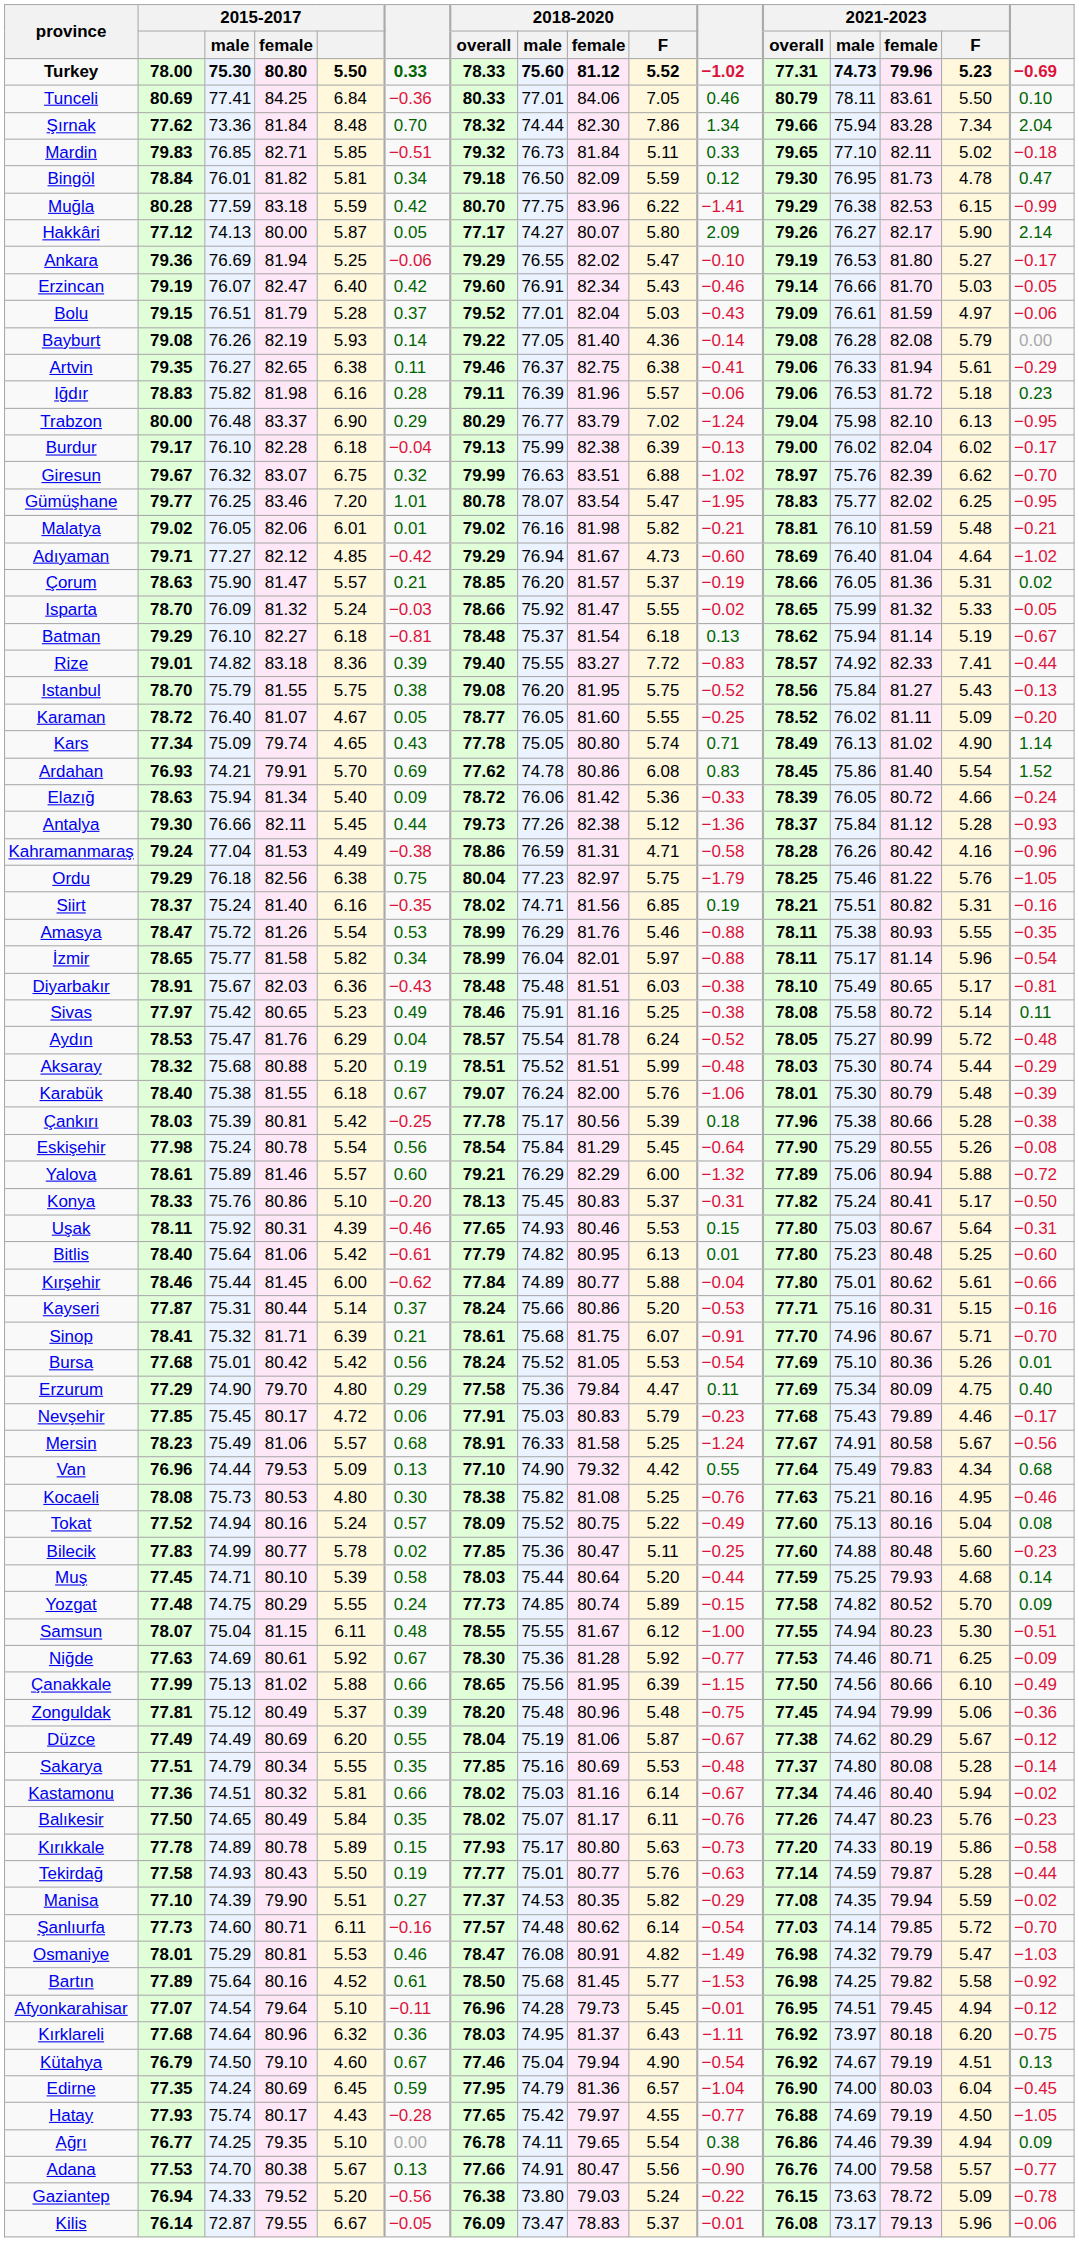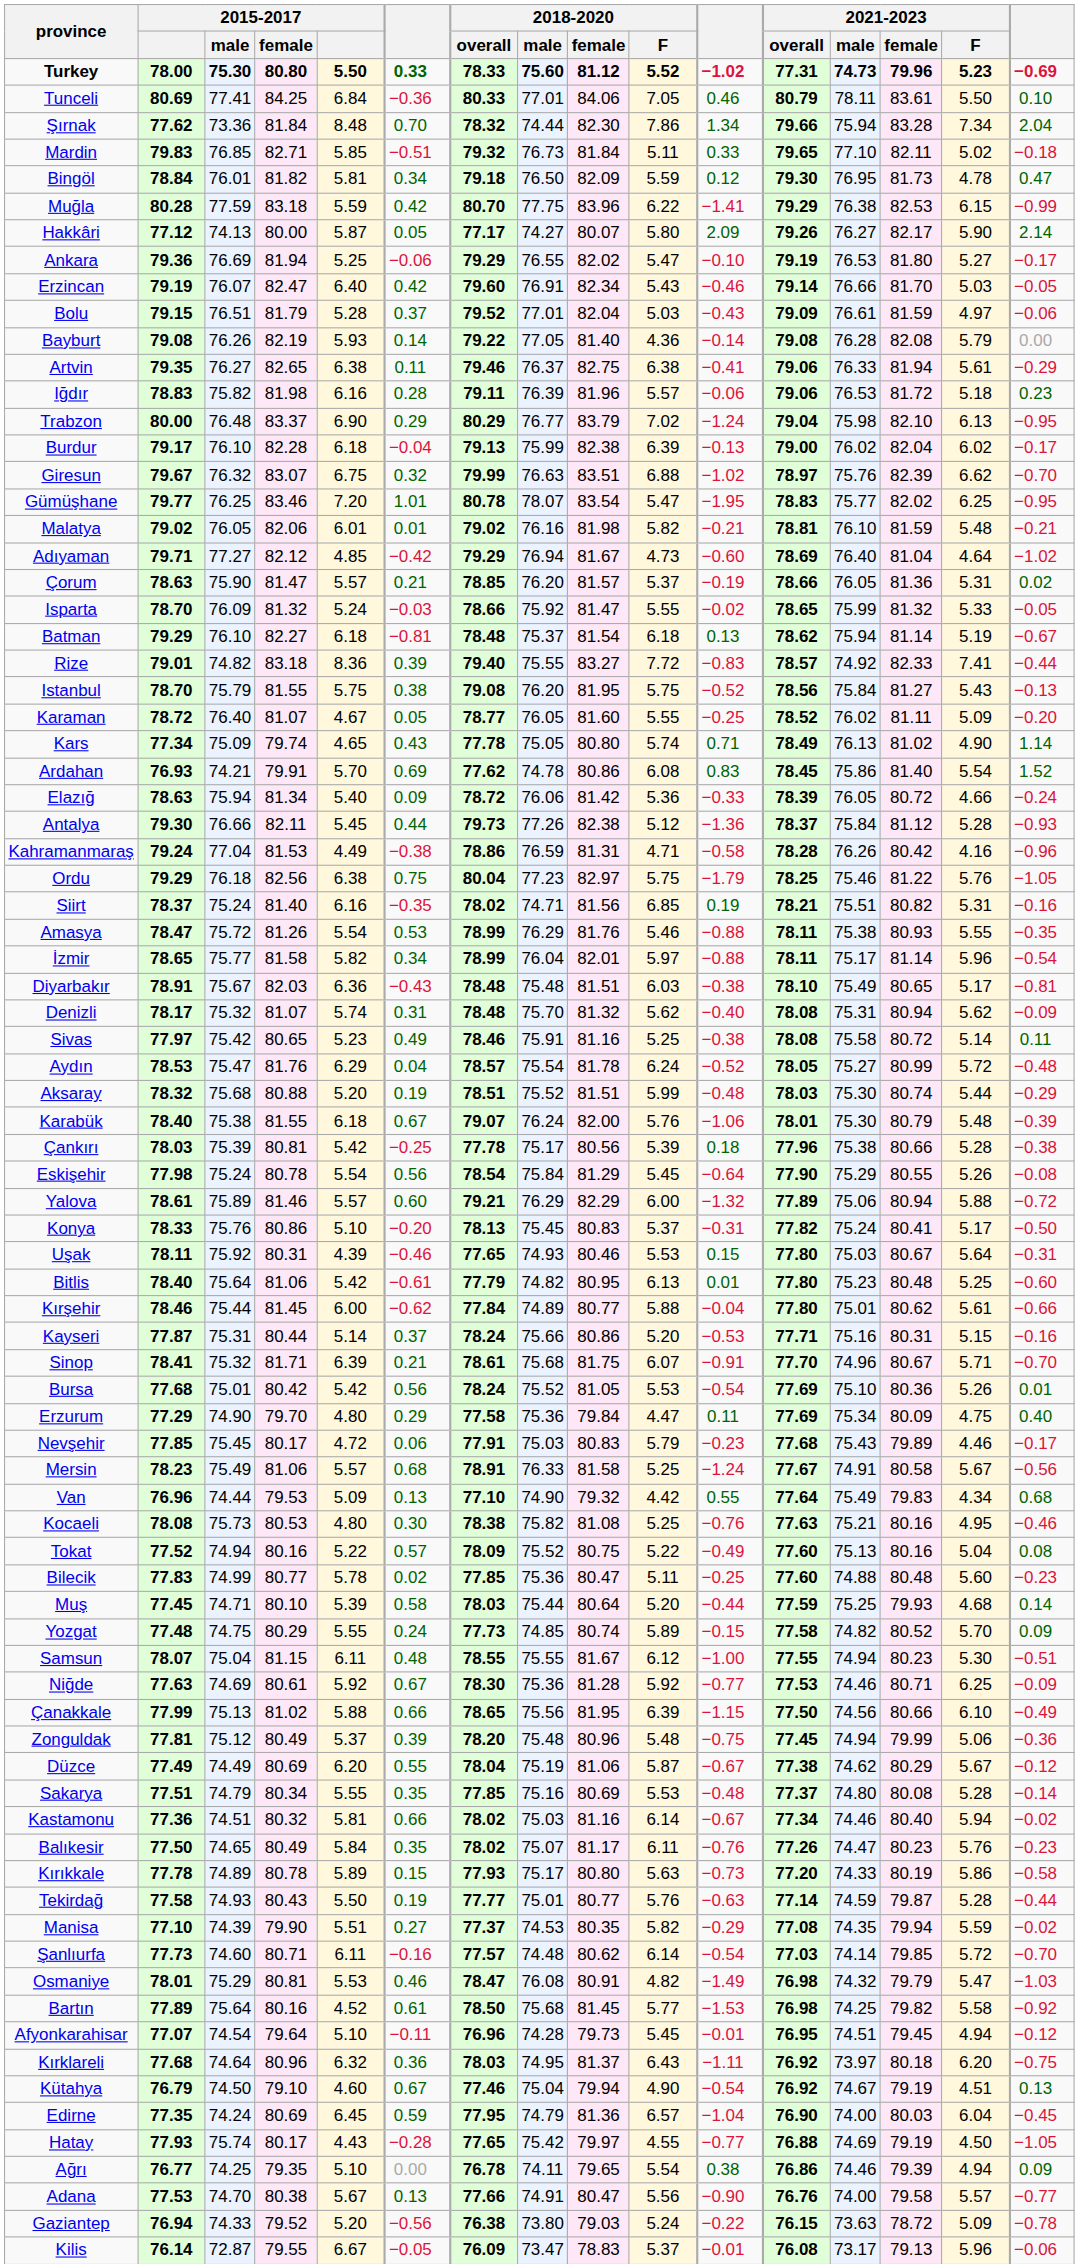+ row: (71, 1013)
(350, 1524) 5.24 -> (350, 1551) 5.22
